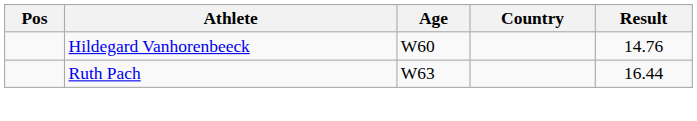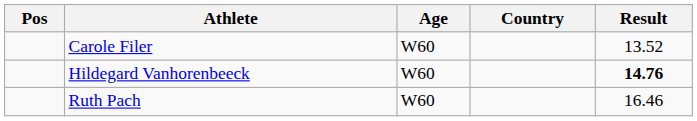+ row: (110, 45)
(644, 45) normal -> (644, 73) bold
(418, 73) W63 -> (418, 101) W60
(644, 73) 16.44 -> (644, 101) 16.46
